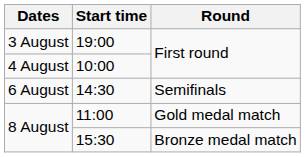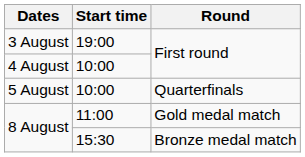+ row: (38, 90)
- row: (38, 90)
